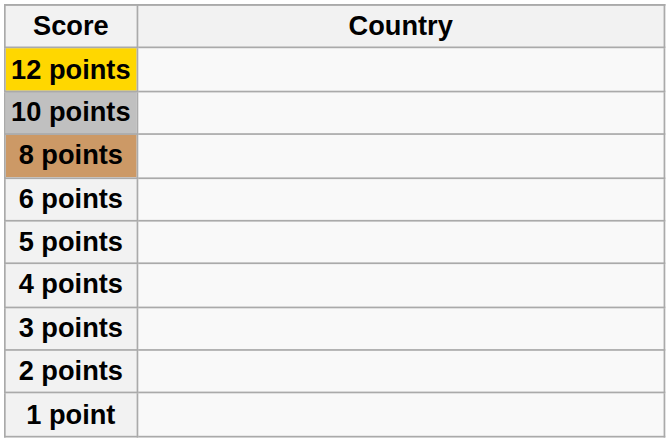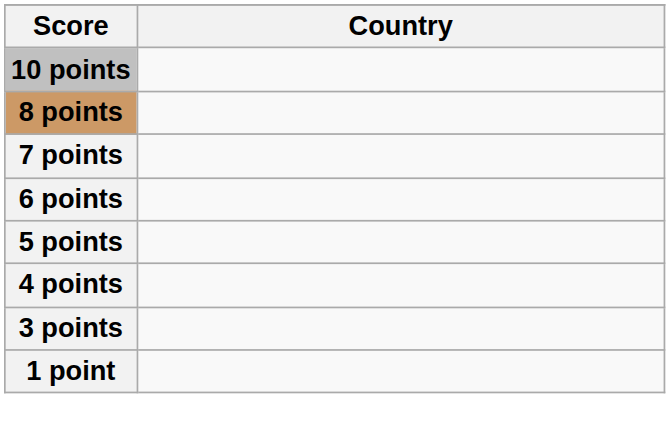- row: (71, 69)
+ row: (71, 155)
- row: (71, 371)
